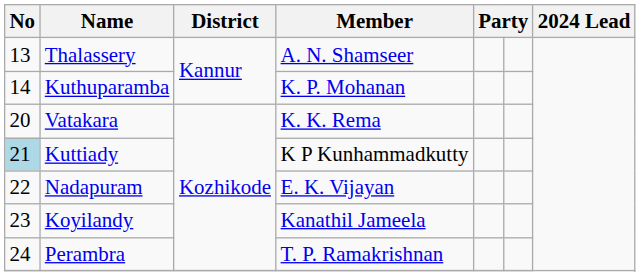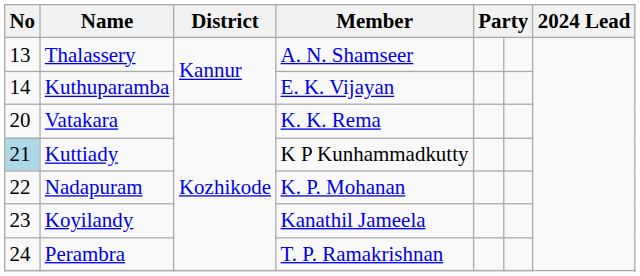(343, 87) K. P. Mohanan -> (337, 87) E. K. Vijayan
(337, 187) E. K. Vijayan -> (343, 187) K. P. Mohanan
